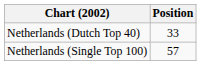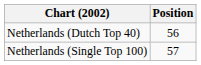(173, 32) 33 -> (173, 32) 56
